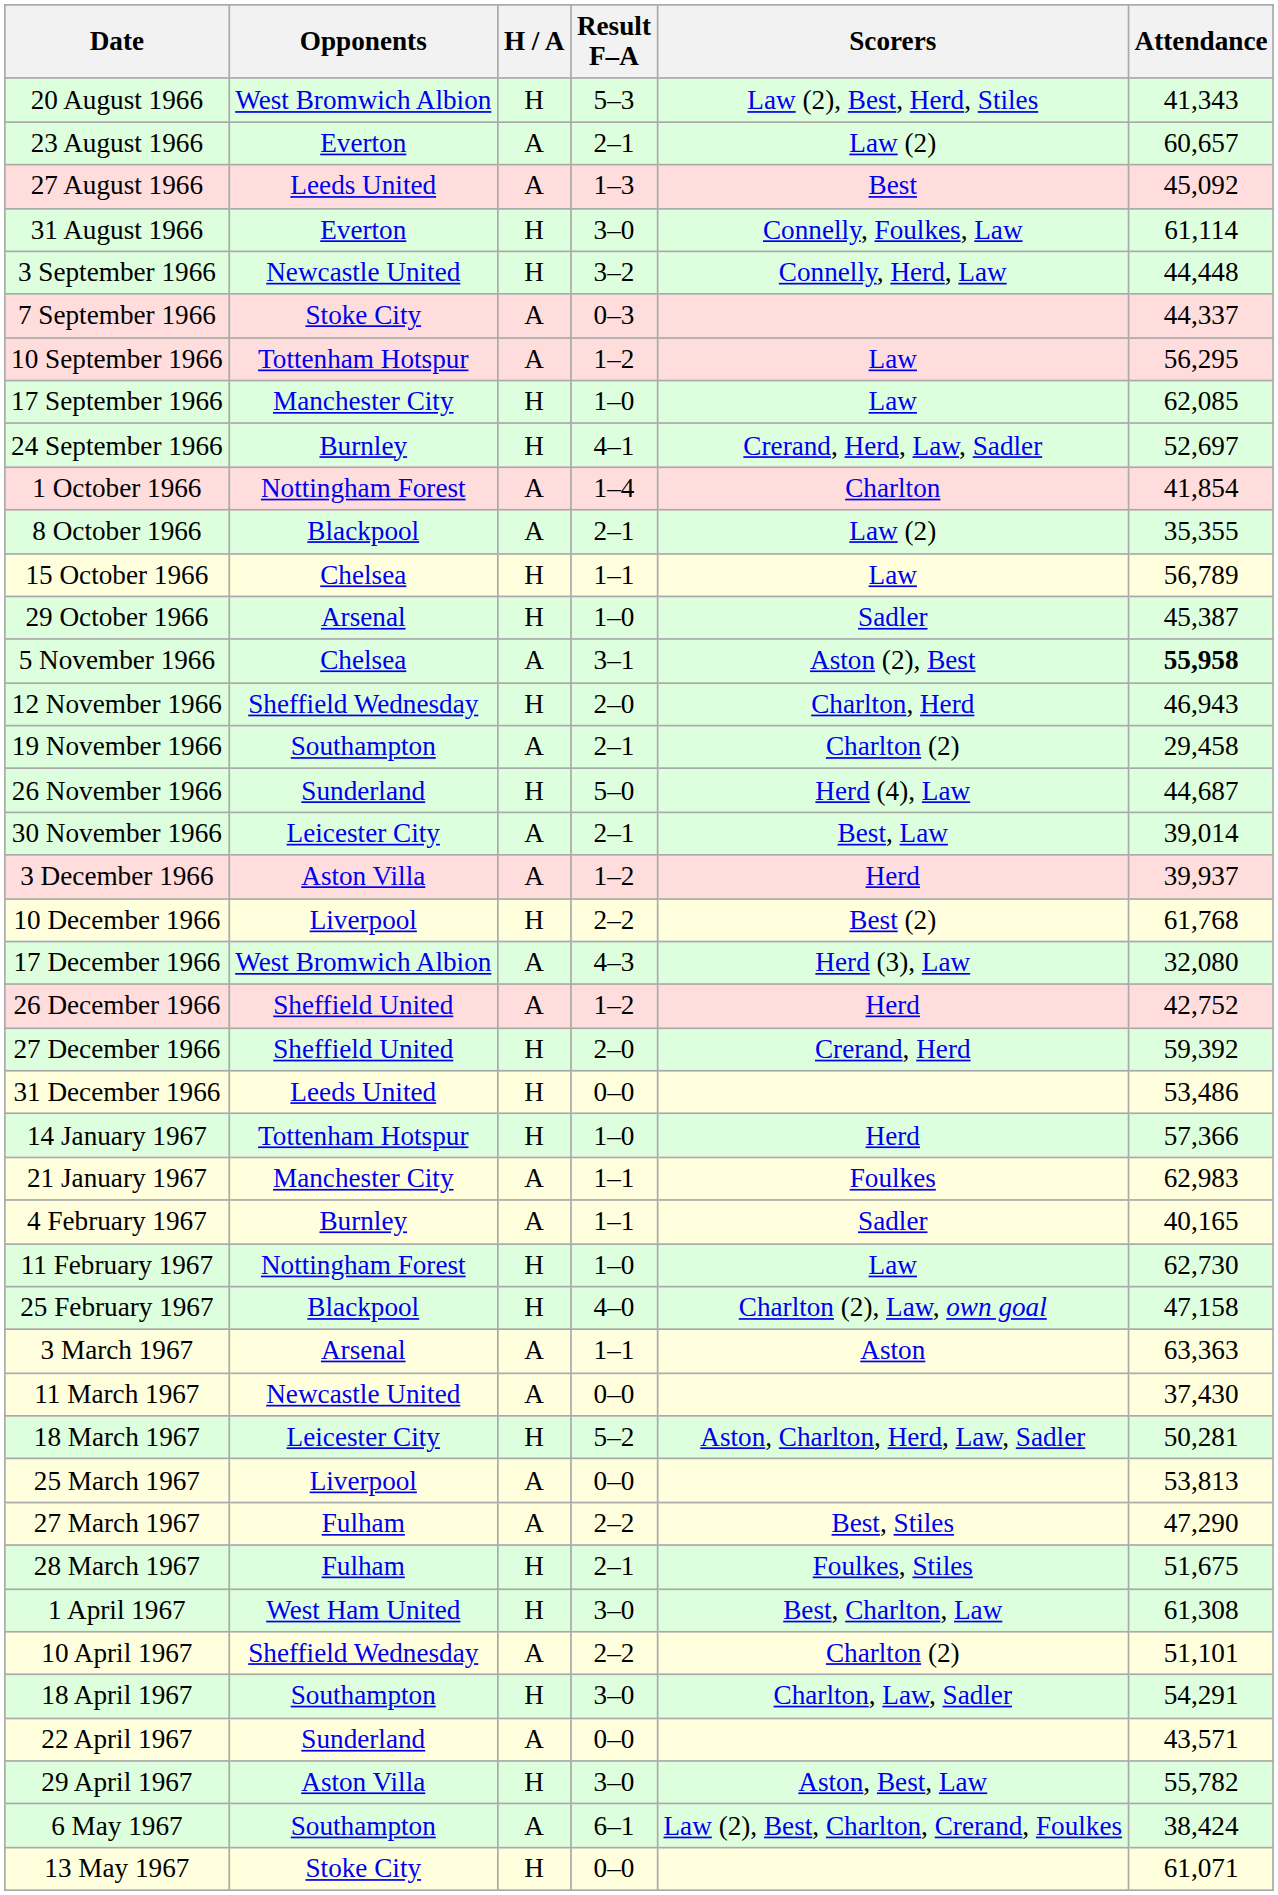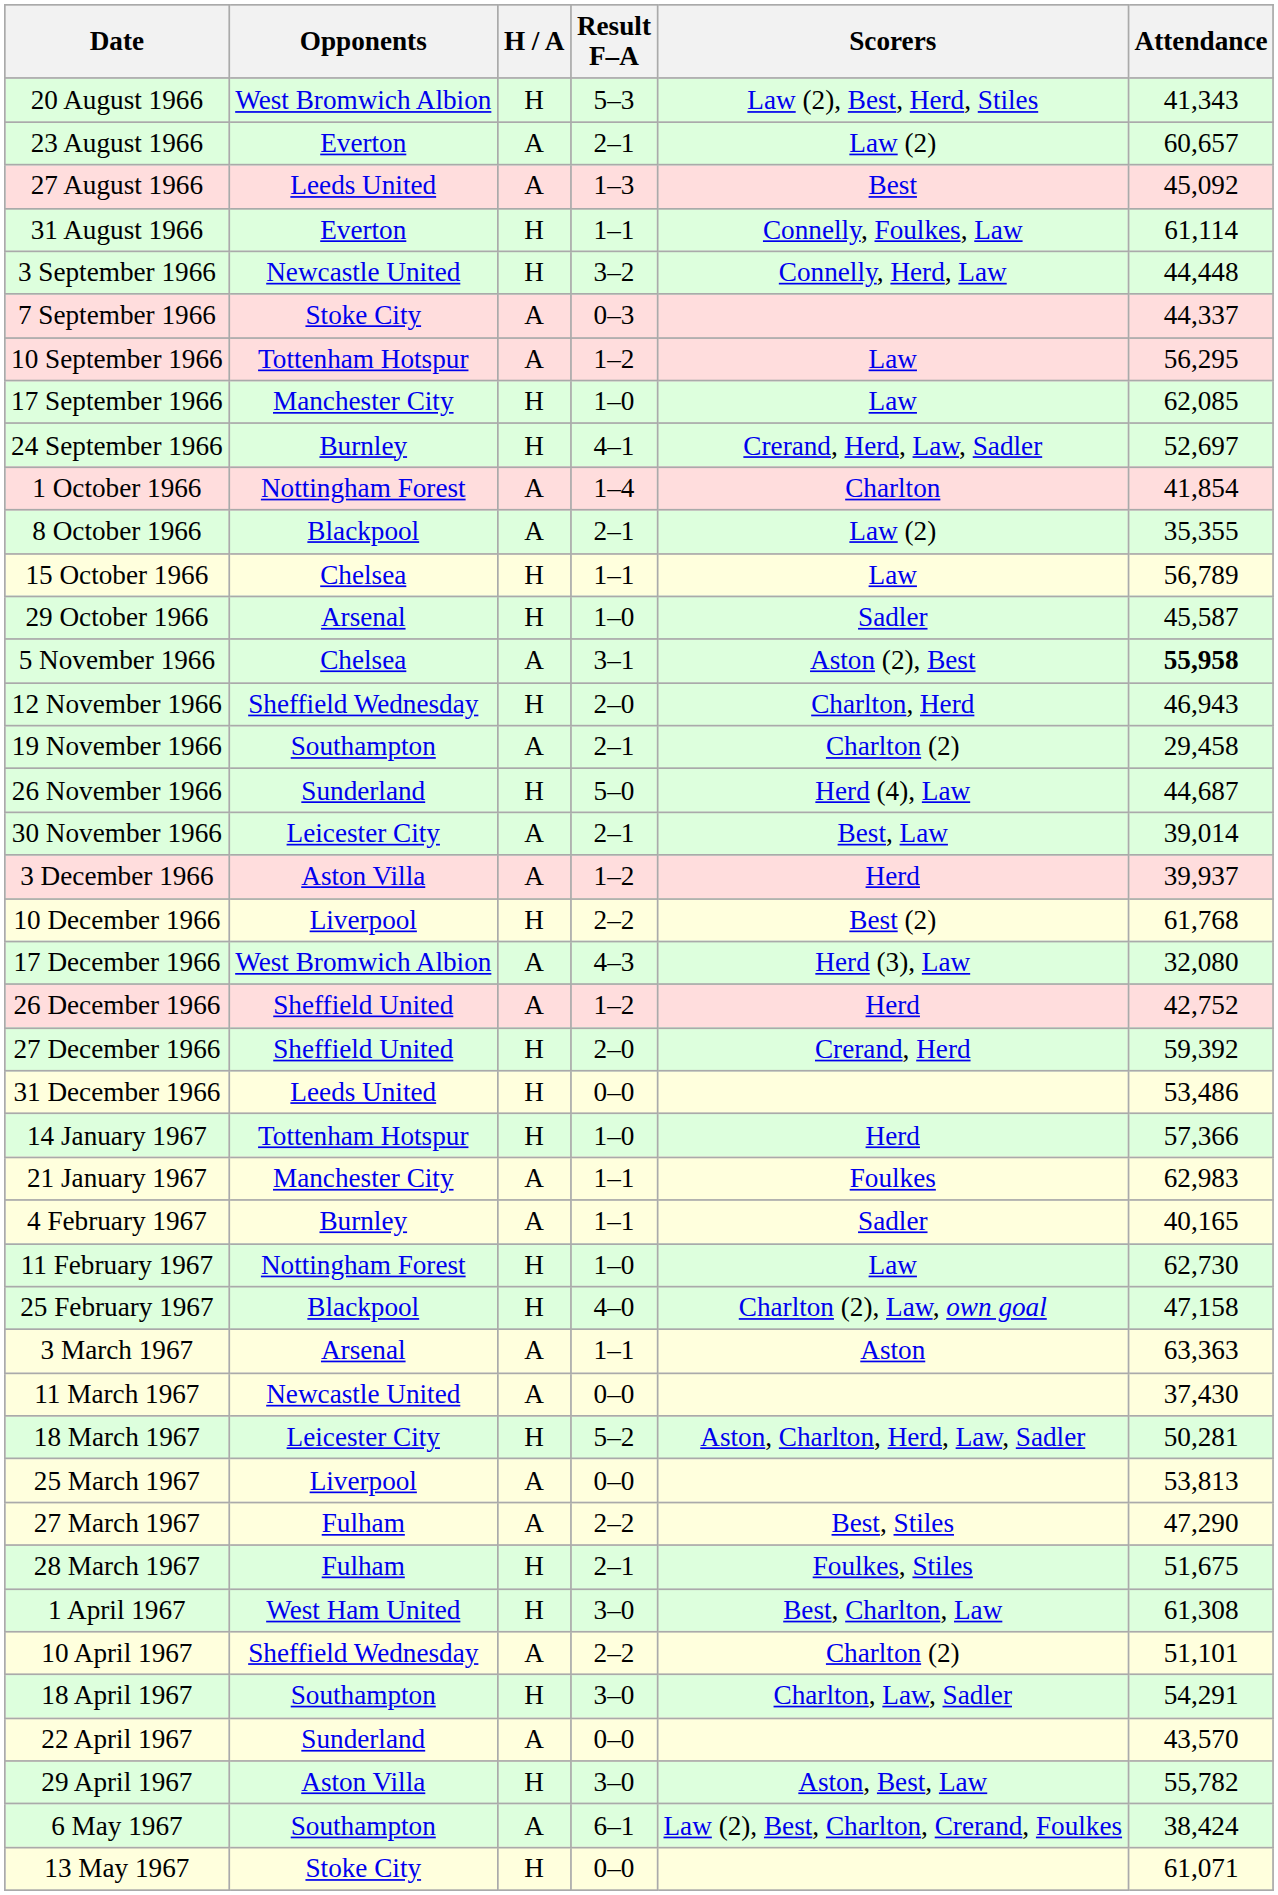(614, 229) 3–0 -> (614, 229) 1–1
(1201, 617) 45,387 -> (1201, 617) 45,587
(1201, 1739) 43,571 -> (1201, 1739) 43,570
